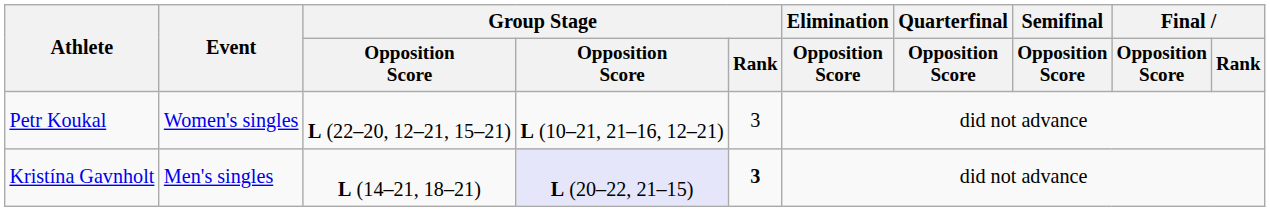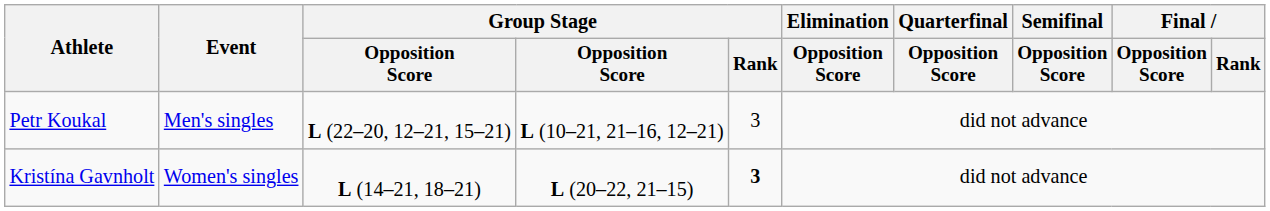(231, 120) Women's singles -> (219, 120) Men's singles
(219, 177) Men's singles -> (231, 177) Women's singles
(622, 189) lavender background -> (622, 189) no background
